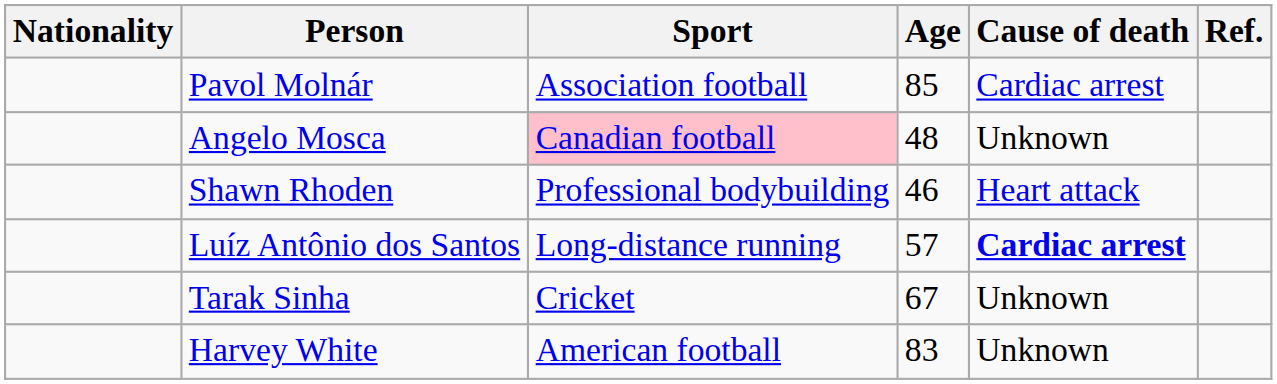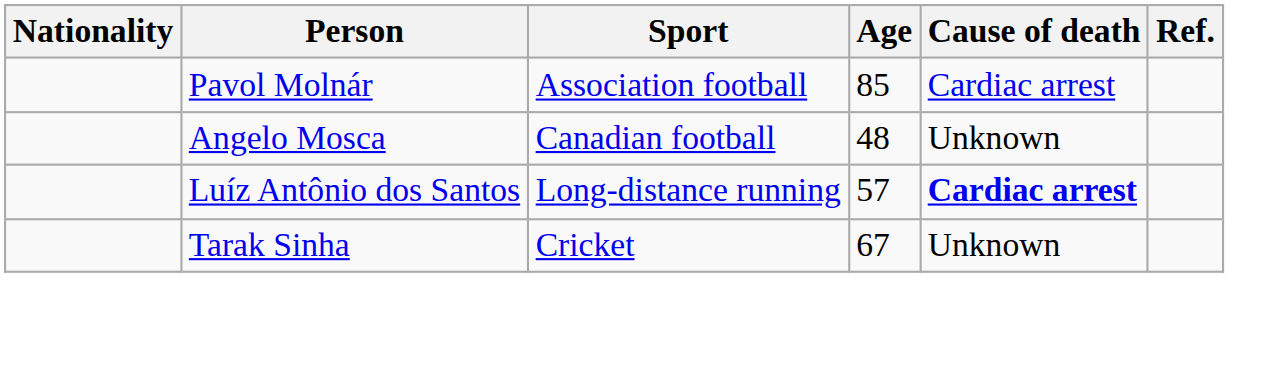(656, 137) pink background -> (656, 137) no background
- row: (291, 191)
- row: (283, 350)
